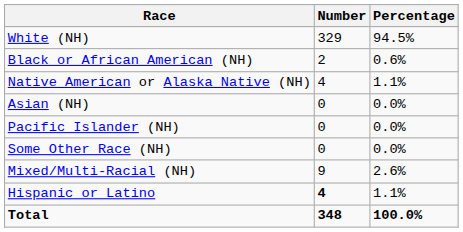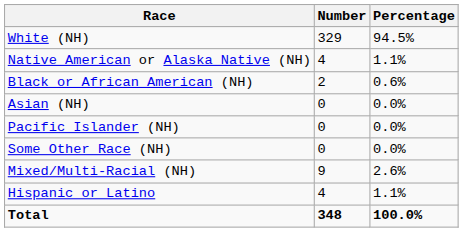rows swapped: (131, 60) <-> (159, 82)
(321, 194) bold -> (321, 194) normal
